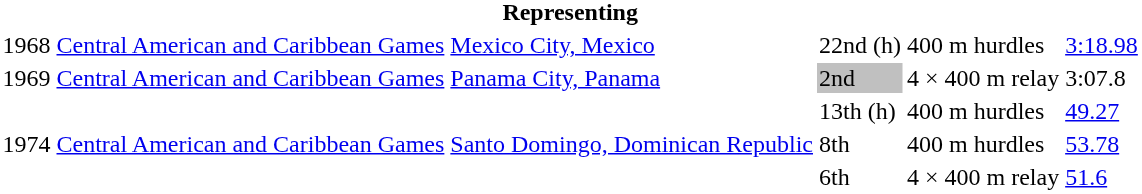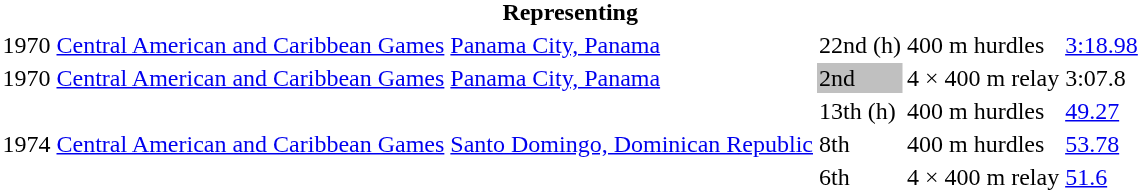(26, 44) 1968 -> (26, 44) 1970
(553, 44) Mexico City, Mexico -> (555, 44) Panama City, Panama
(26, 77) 1969 -> (26, 77) 1970
